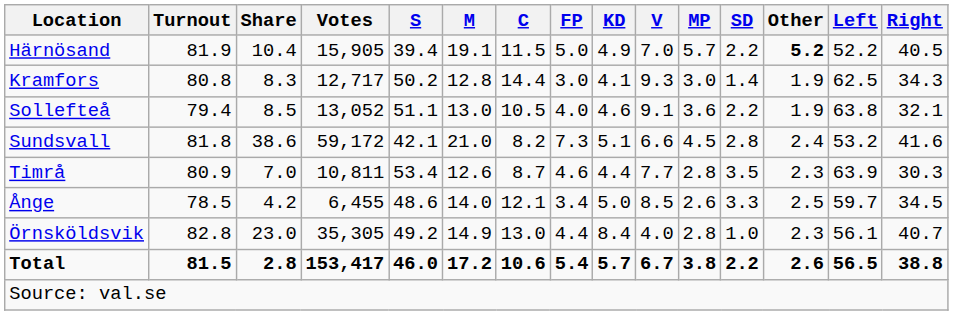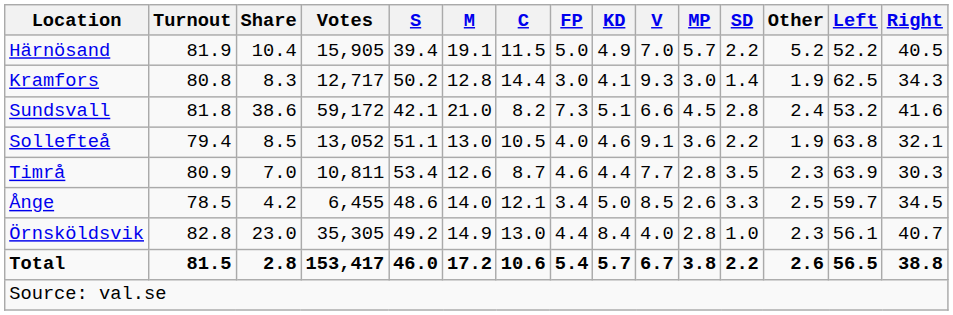(807, 50) bold -> (807, 50) normal
rows swapped: (60, 112) <-> (60, 142)
